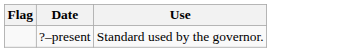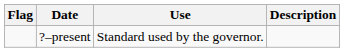+ column: (303, 15)
